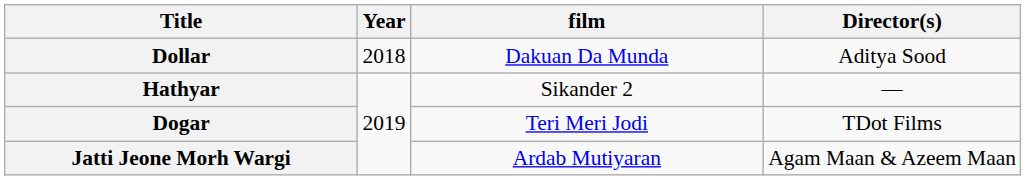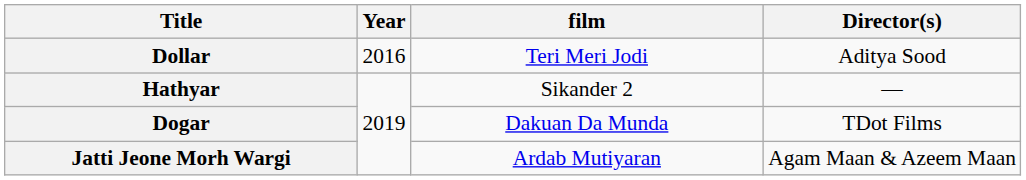(384, 55) 2018 -> (384, 55) 2016
(587, 55) Dakuan Da Munda -> (587, 55) Teri Meri Jodi
(587, 123) Teri Meri Jodi -> (587, 123) Dakuan Da Munda
